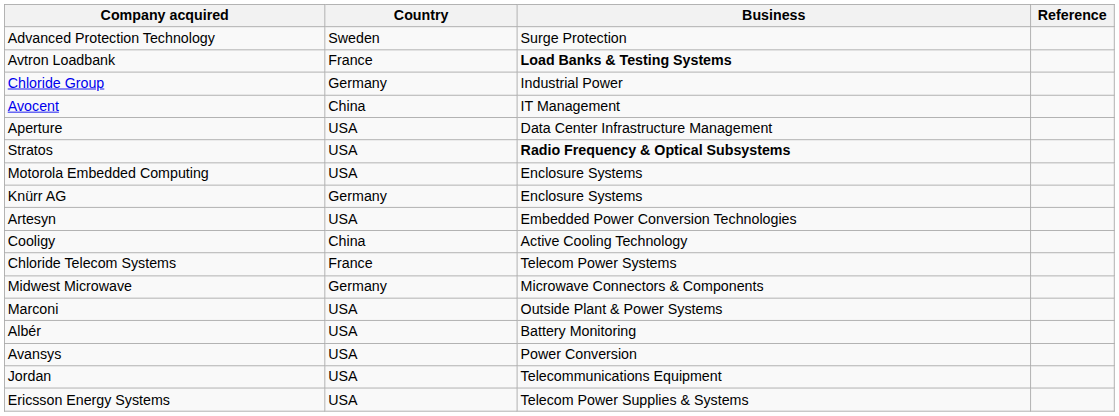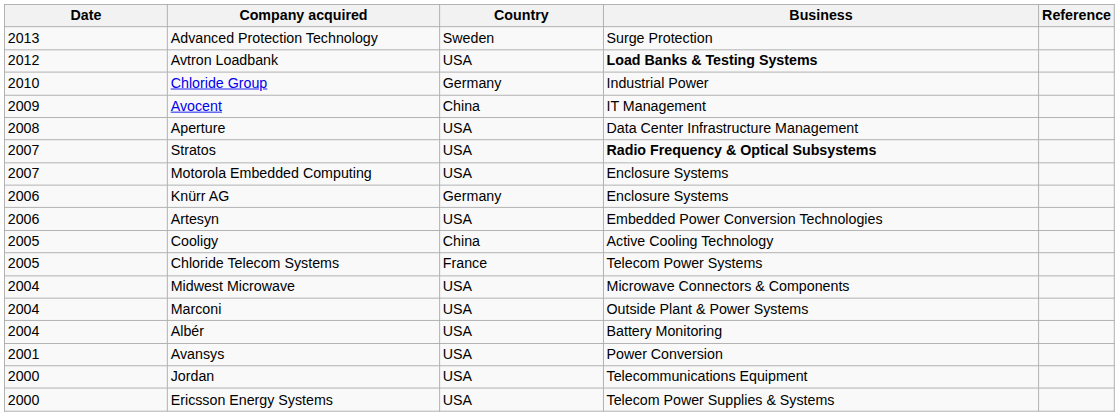+ column: (86, 15)
(350, 60) France -> (457, 60) USA
(358, 286) Germany -> (457, 286) USA
